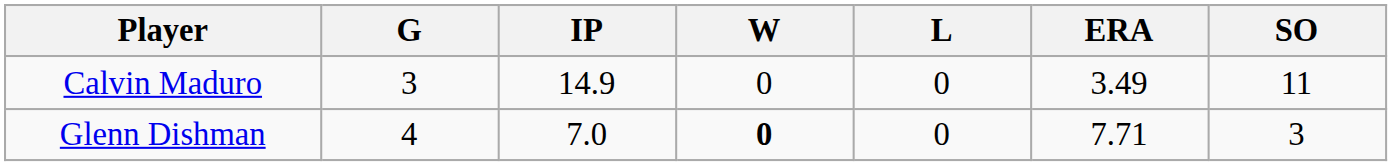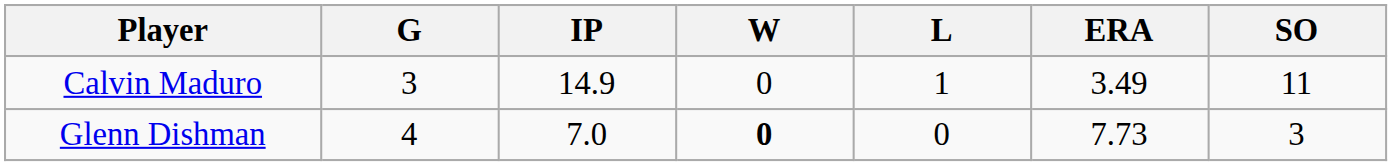(942, 82) 0 -> (942, 82) 1
(1119, 133) 7.71 -> (1119, 133) 7.73
